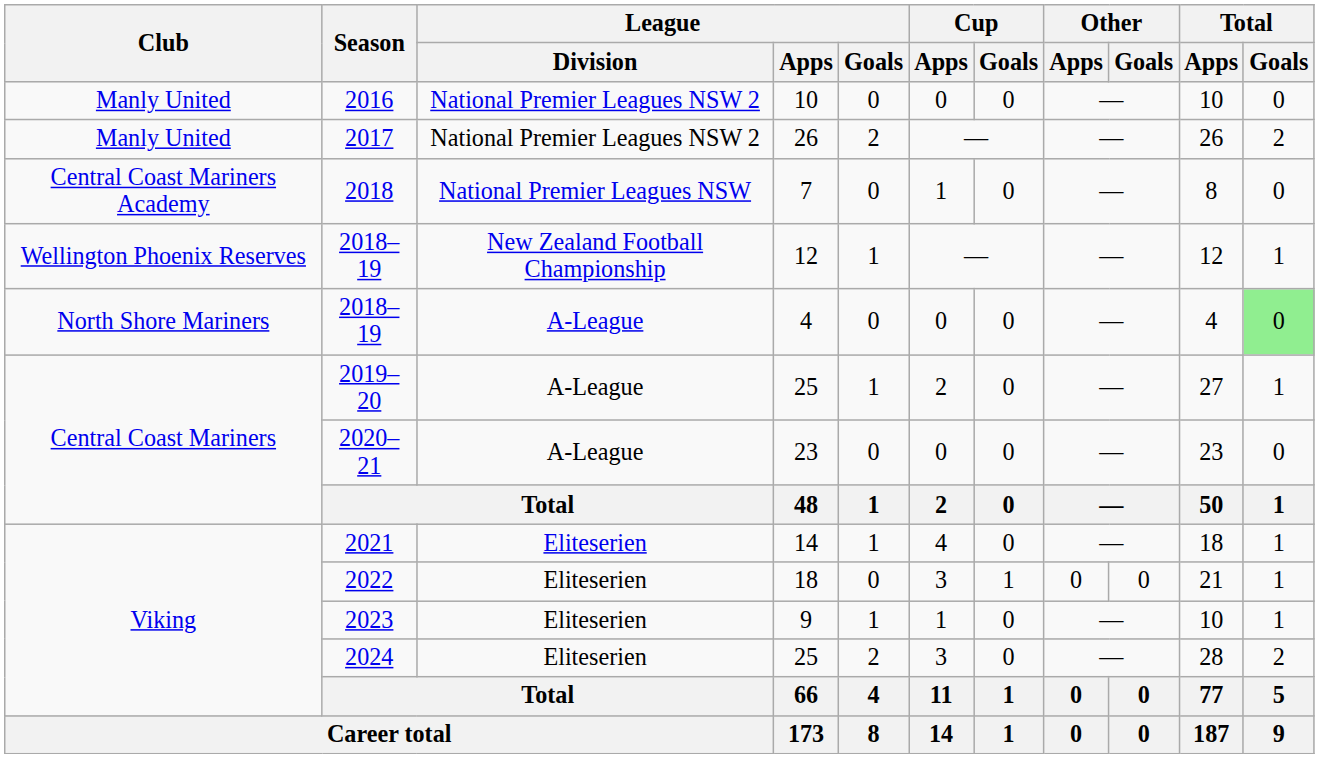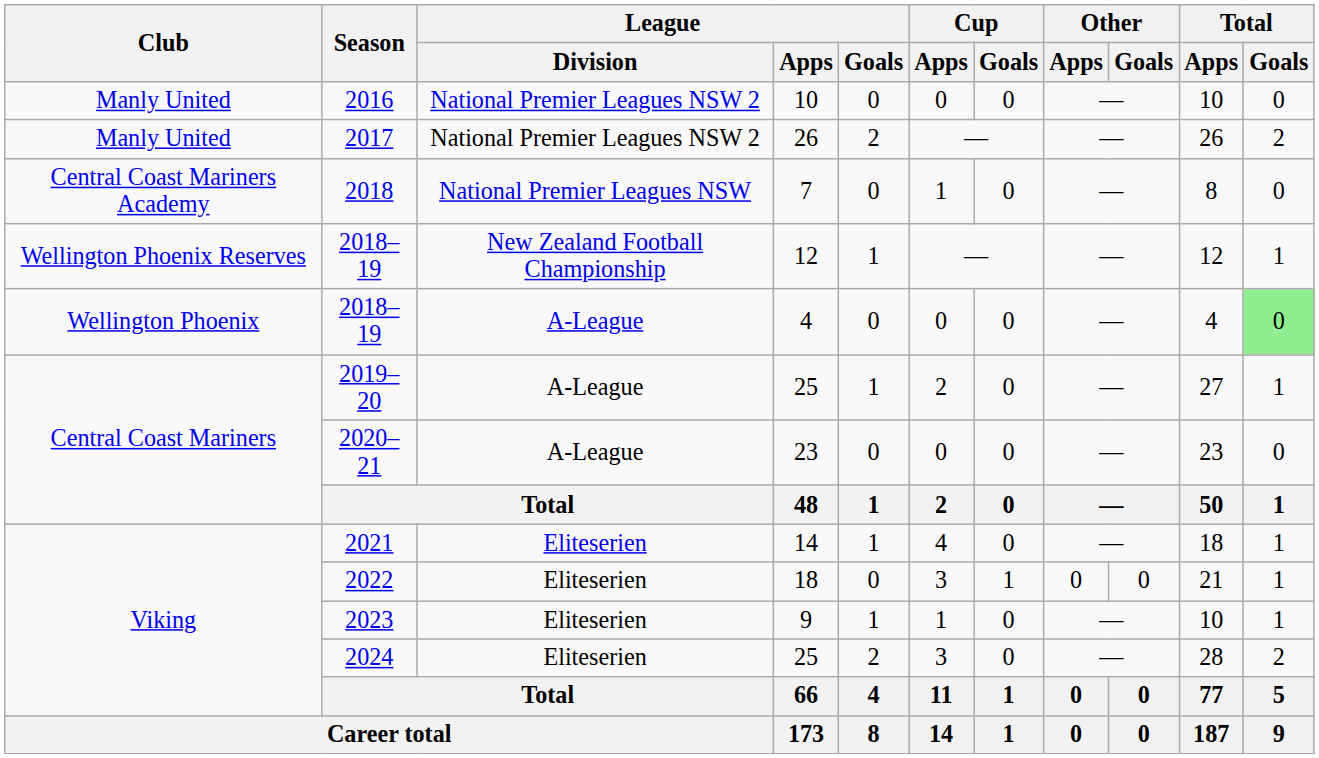(163, 321) North Shore Mariners -> (163, 321) Wellington Phoenix
